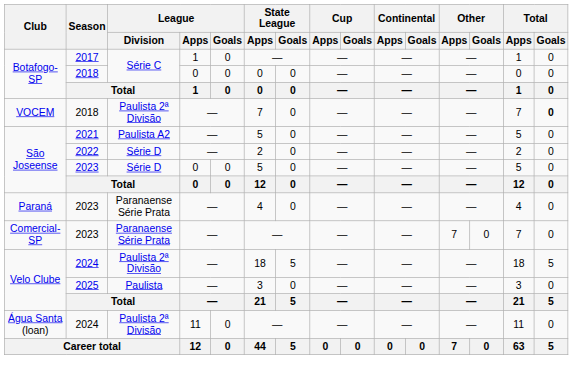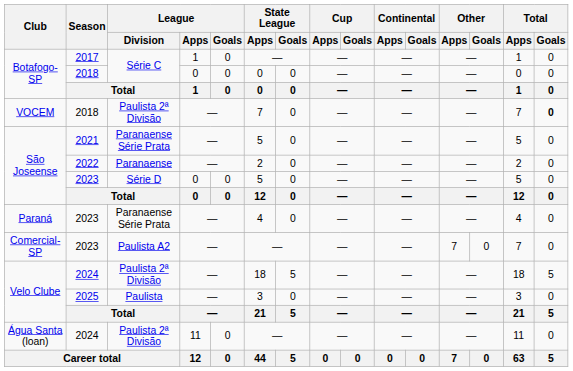(144, 135) Paulista A2 -> (144, 140) Paranaense Série Prata
(144, 151) Série D -> (144, 163) Paranaense
(144, 235) Paranaense Série Prata -> (144, 246) Paulista A2
